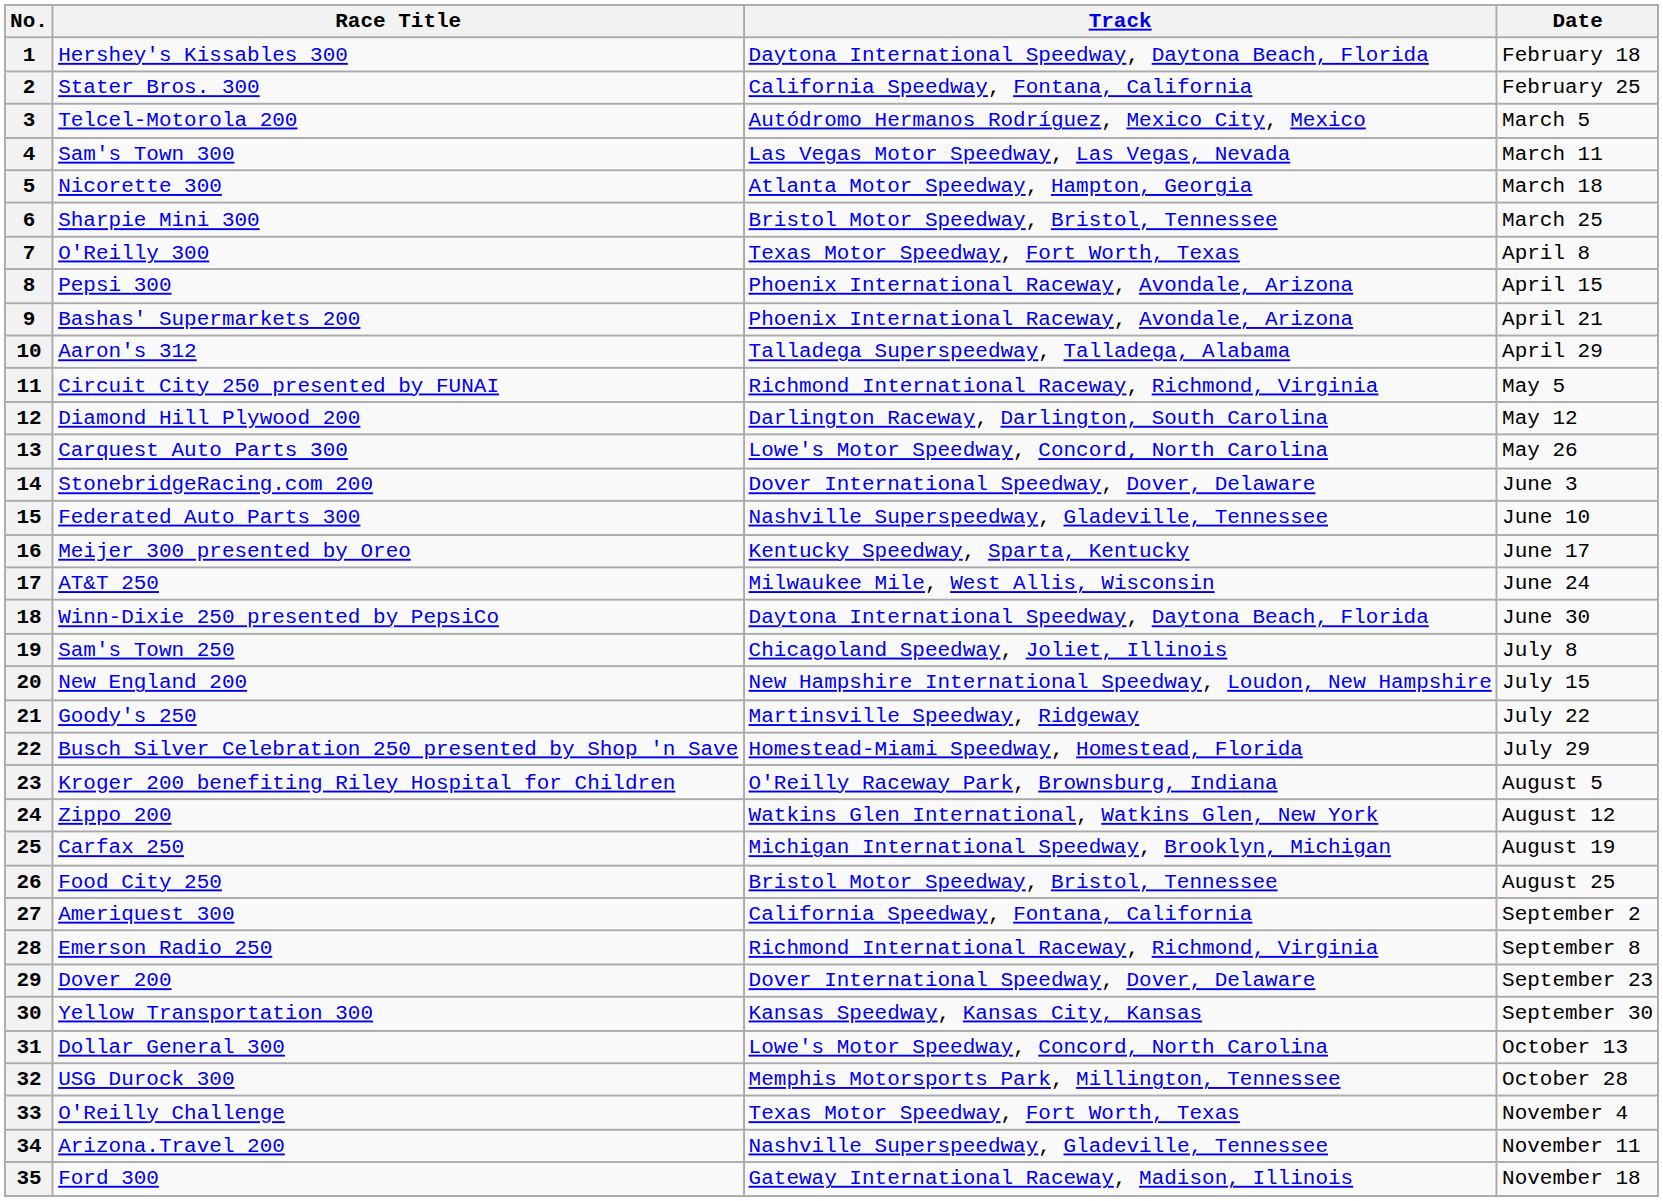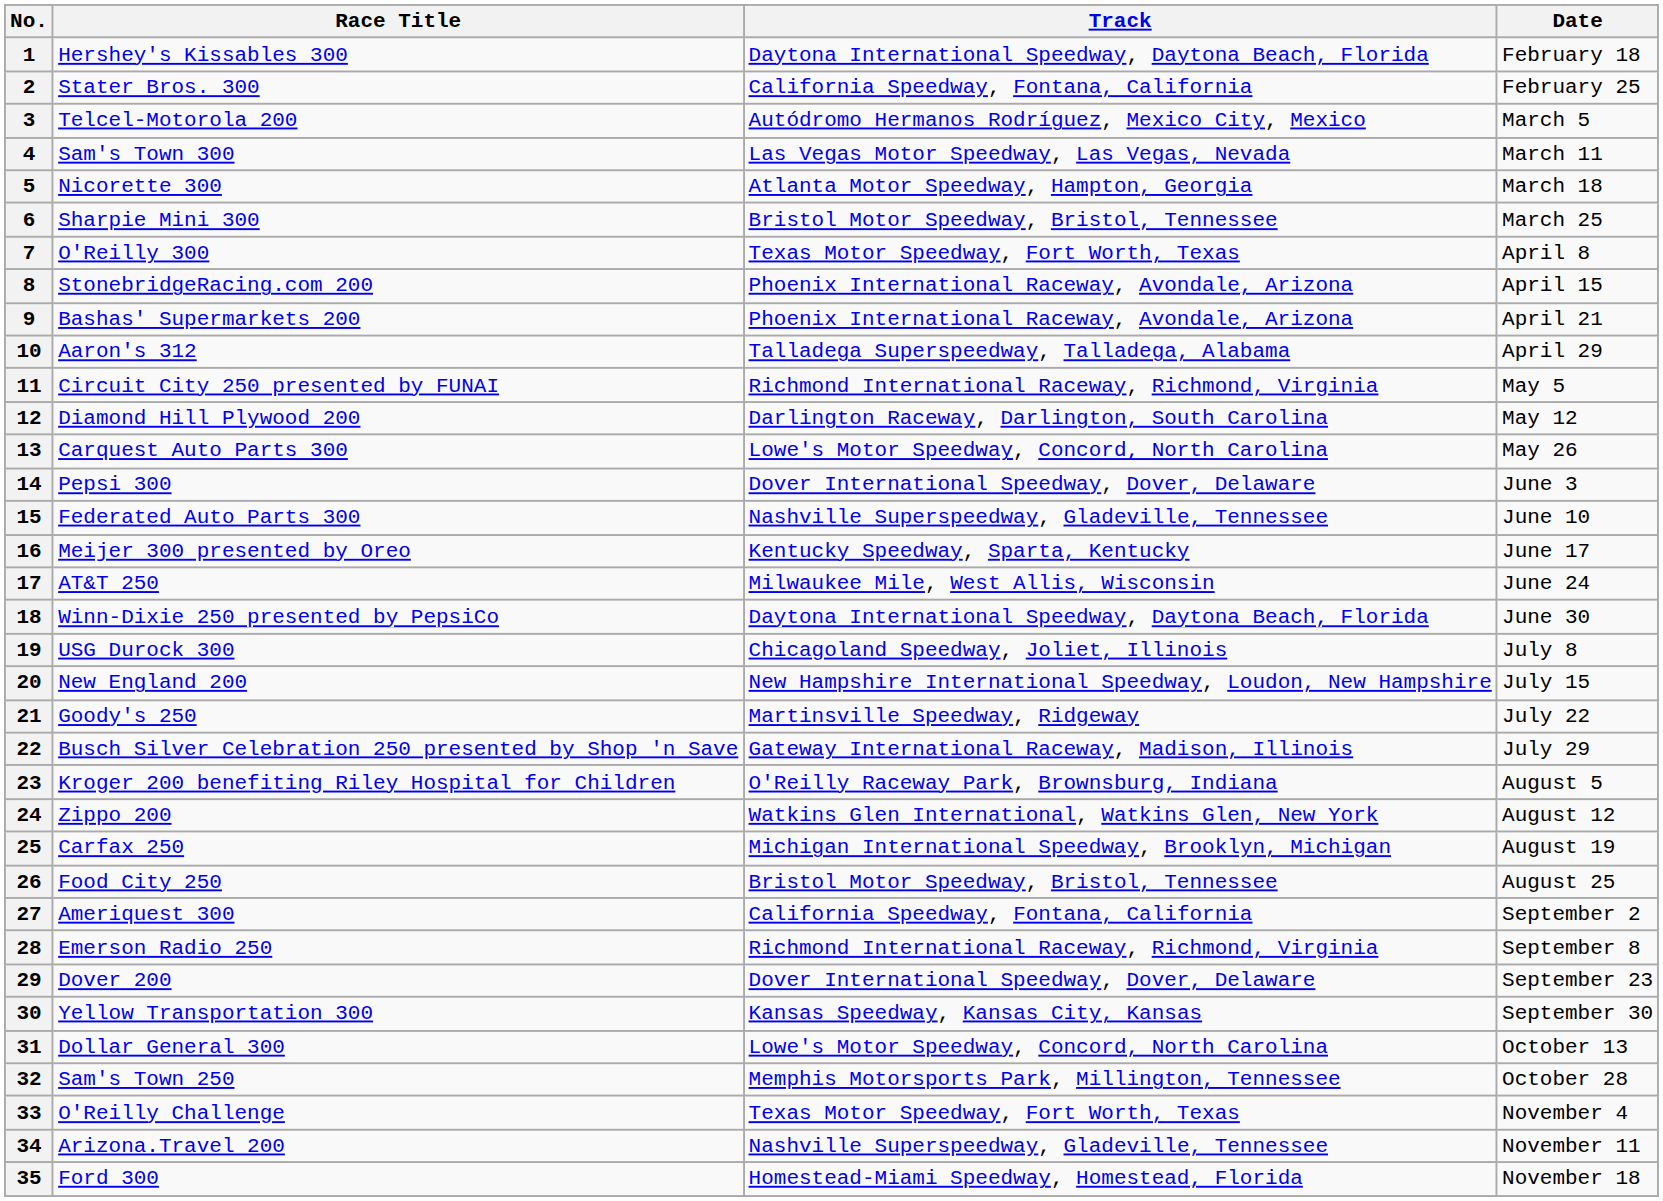(115, 286) Pepsi 300 -> (216, 286) StonebridgeRacing.com 200
(216, 485) StonebridgeRacing.com 200 -> (115, 485) Pepsi 300
(146, 650) Sam's Town 250 -> (146, 650) USG Durock 300
(1026, 749) Homestead-Miami Speedway, Homestead, Florida -> (1051, 749) Gateway International Raceway, Madison, Illinois
(146, 1080) USG Durock 300 -> (146, 1080) Sam's Town 250
(1051, 1179) Gateway International Raceway, Madison, Illinois -> (1026, 1179) Homestead-Miami Speedway, Homestead, Florida
